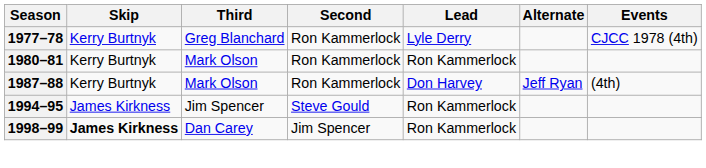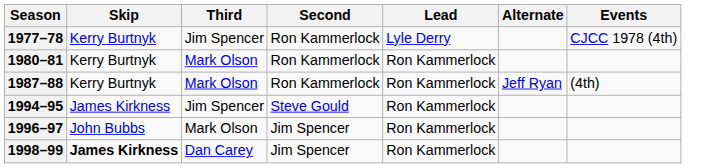(235, 38) Greg Blanchard -> (224, 38) Jim Spencer
(444, 83) Don Harvey -> (441, 83) Ron Kammerlock
+ row: (35, 128)
